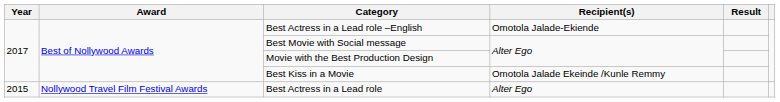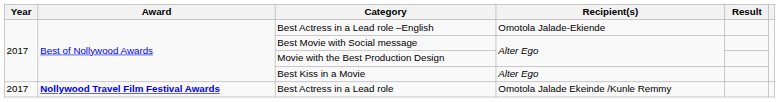(579, 74) Omotola Jalade Ekeinde /Kunle Remmy -> (518, 74) Alter Ego
(17, 89) 2015 -> (17, 89) 2017
(124, 89) normal -> (130, 89) bold
(512, 89) Alter Ego -> (585, 89) Omotola Jalade Ekeinde /Kunle Remmy
